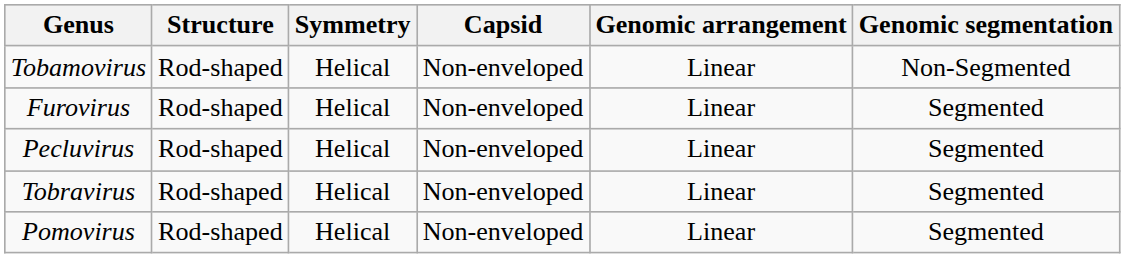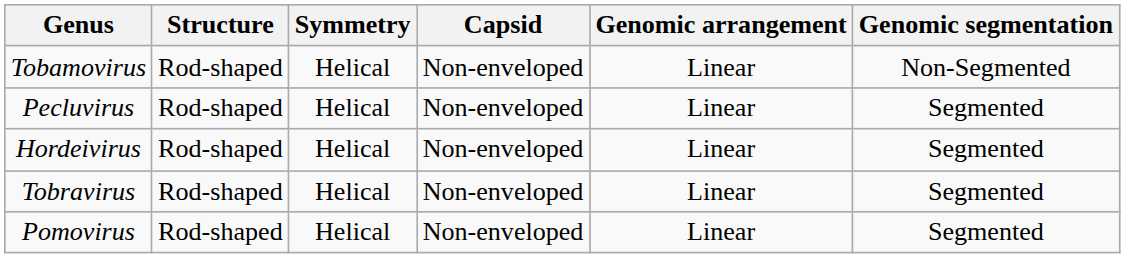- row: (78, 107)
+ row: (78, 149)
